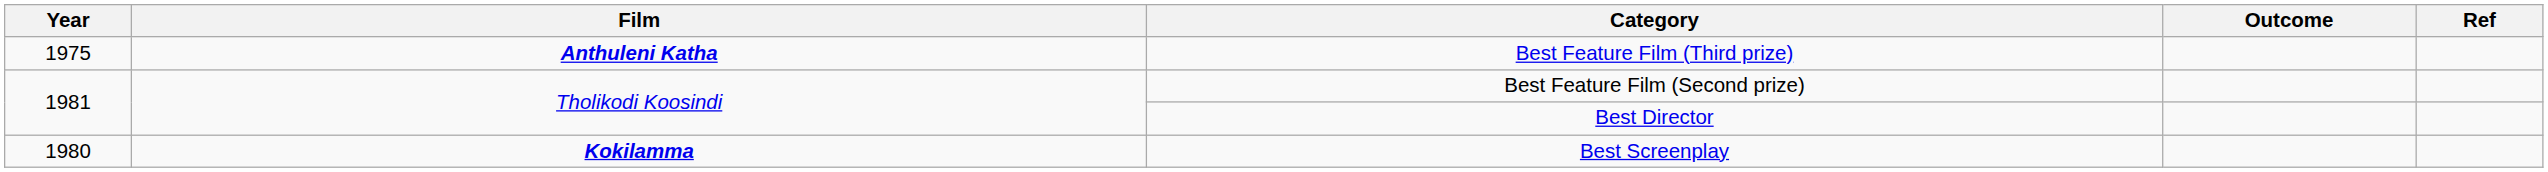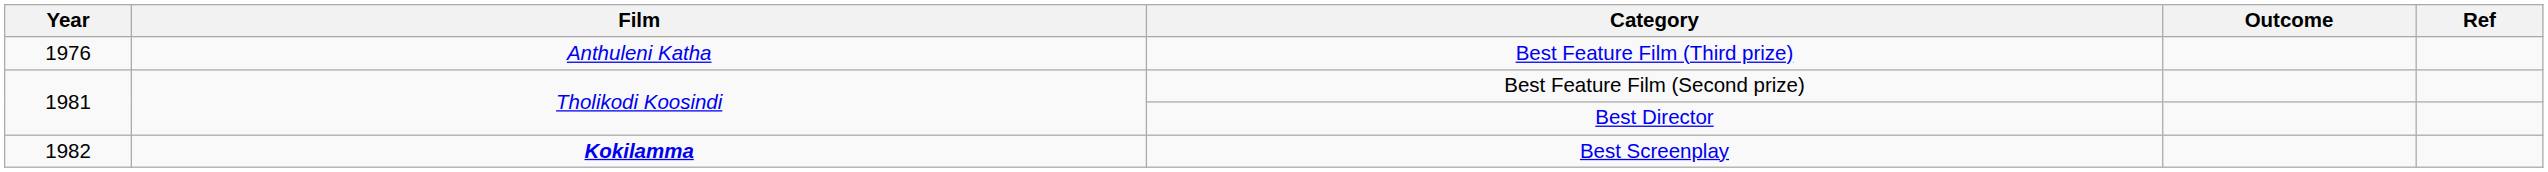(68, 53) 1975 -> (68, 53) 1976
(639, 53) bold -> (639, 53) normal
(68, 150) 1980 -> (68, 150) 1982
